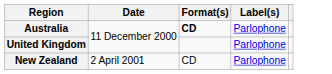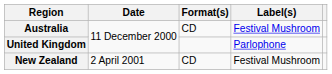(189, 28) bold -> (189, 28) normal
(260, 28) Parlophone -> (277, 28) Festival Mushroom
(260, 61) Parlophone -> (277, 61) Festival Mushroom
